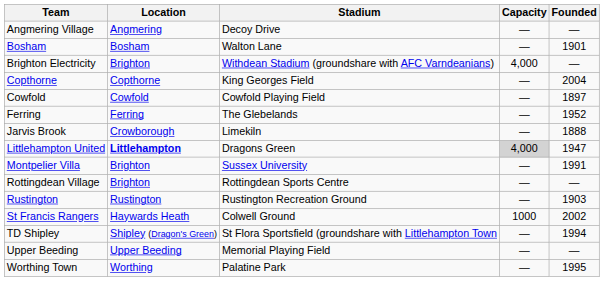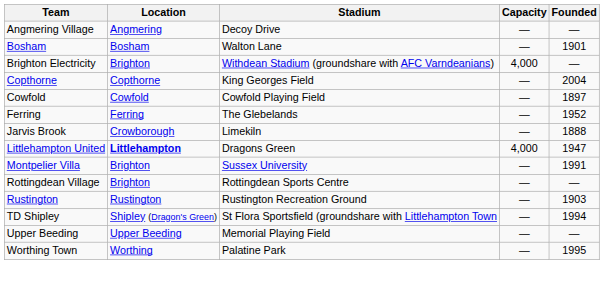(524, 149) lightgrey background -> (524, 149) no background
- row: (53, 217)
